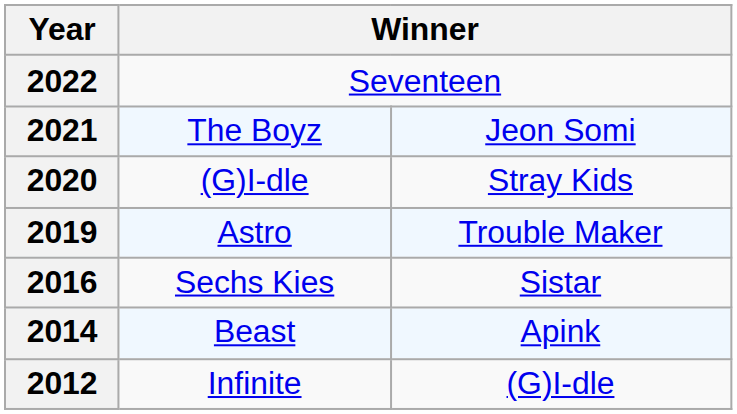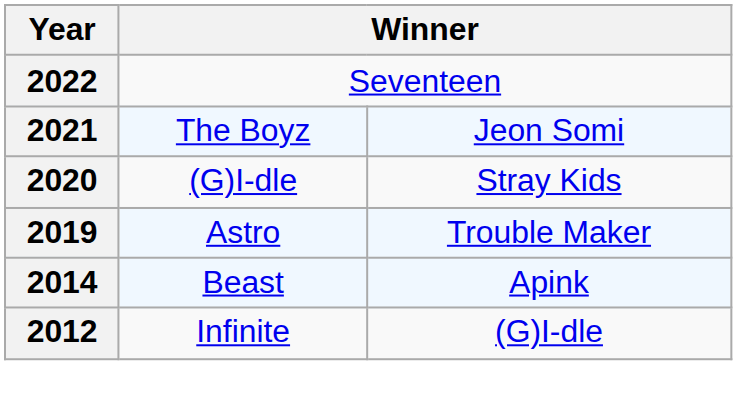- row: (62, 282)
